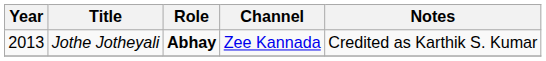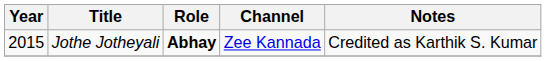(26, 42) 2013 -> (26, 42) 2015
